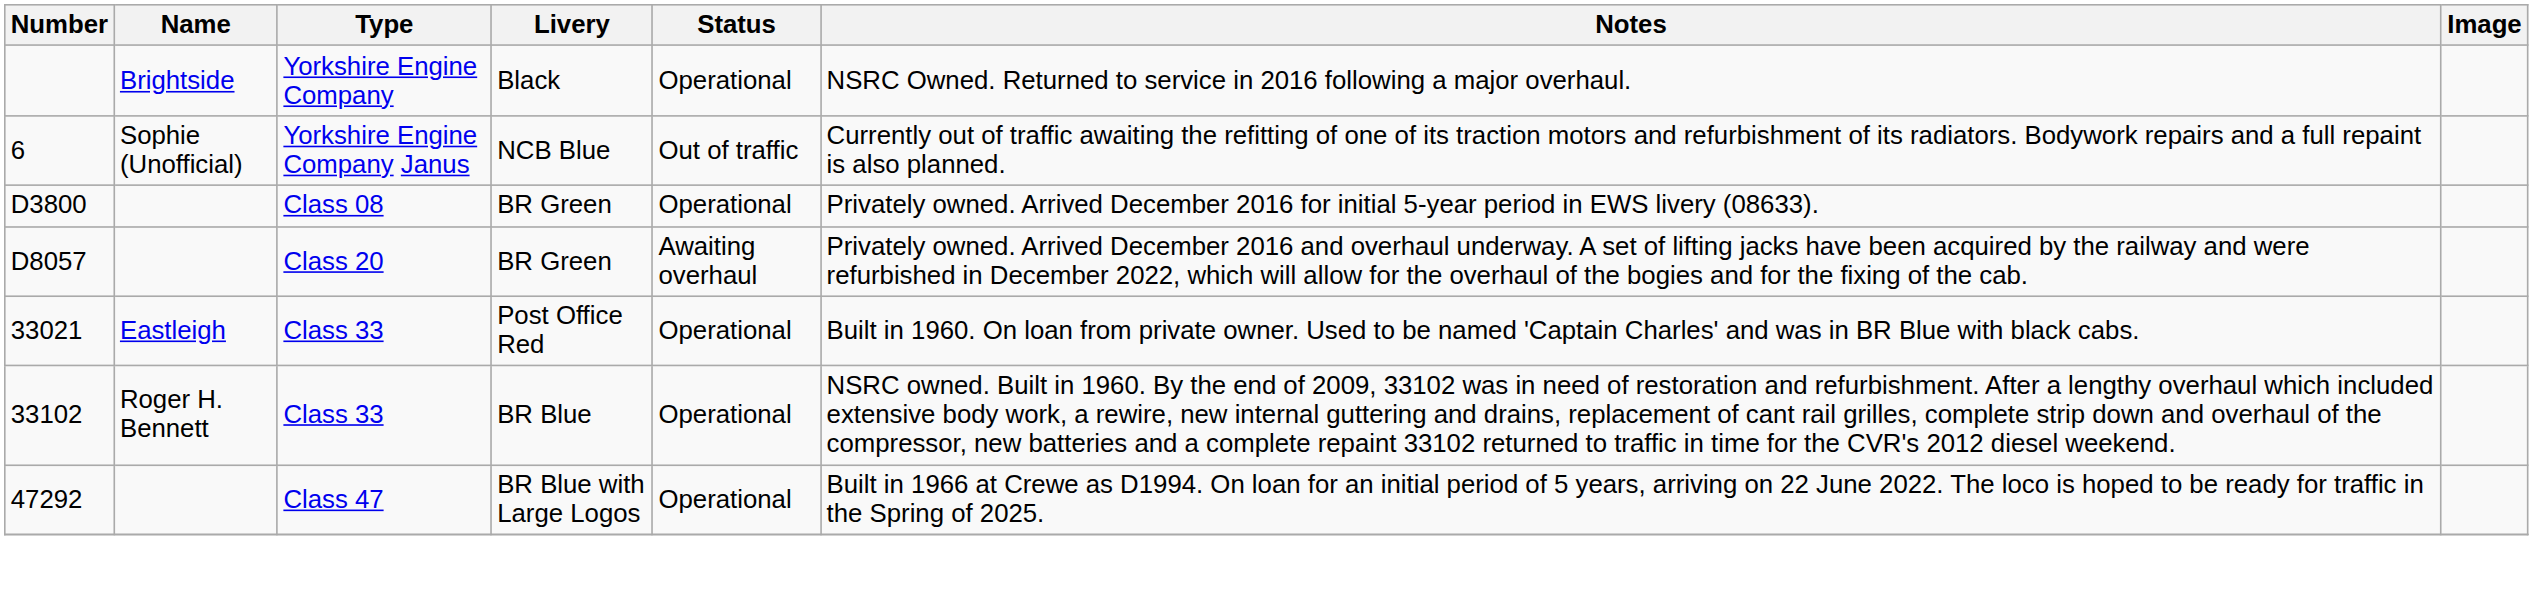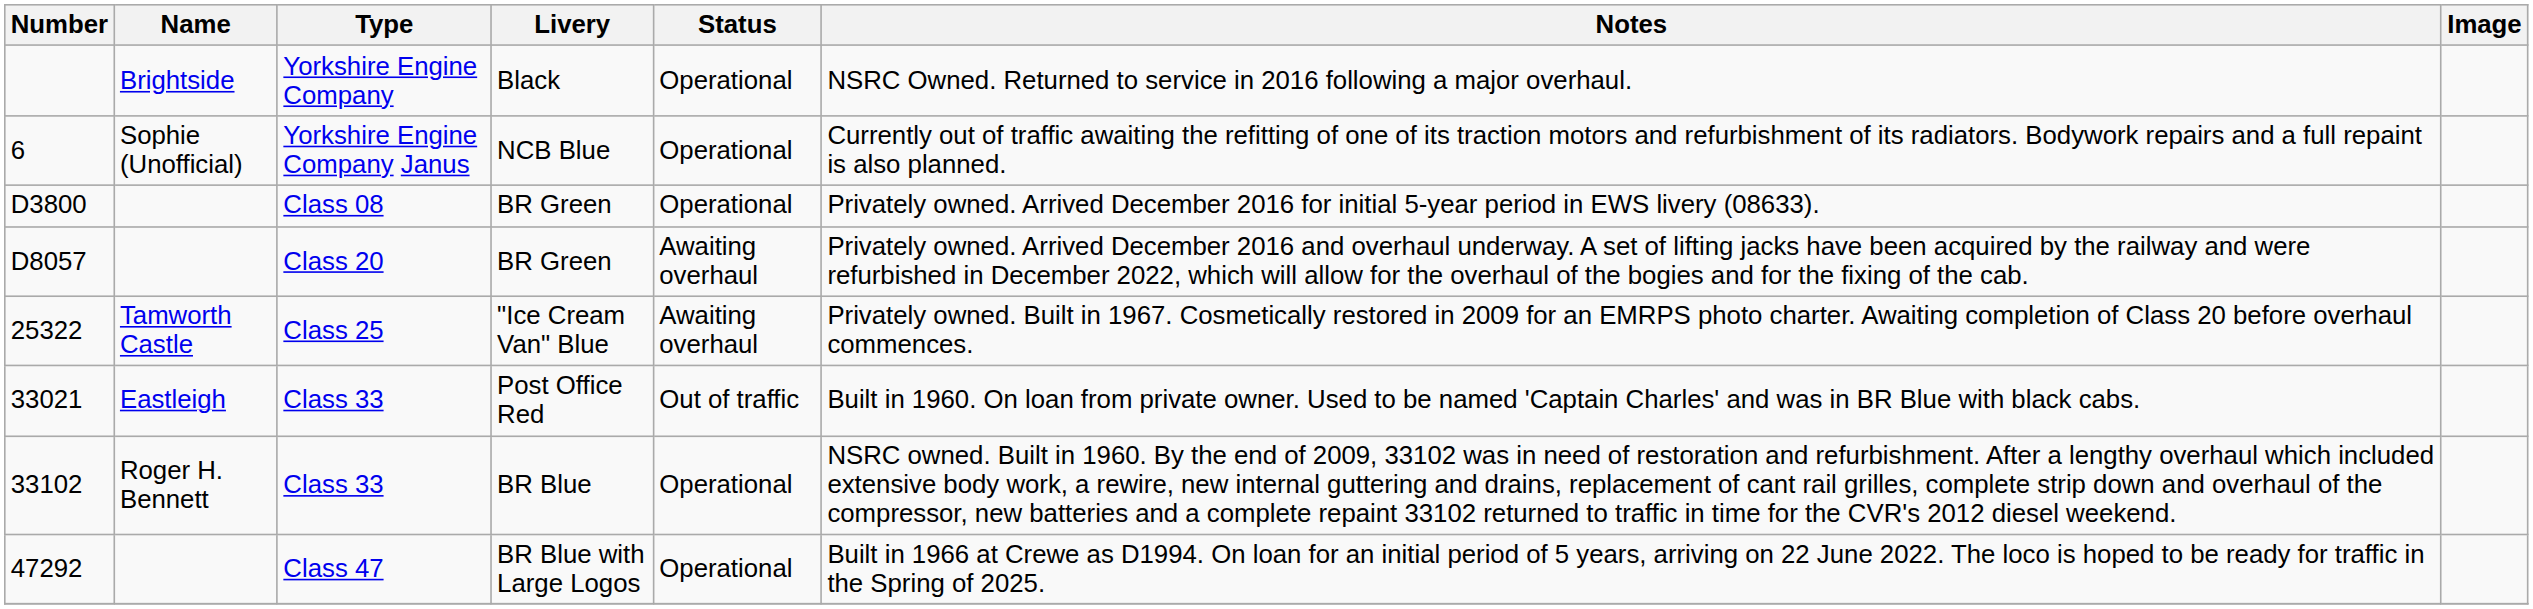(728, 150) Out of traffic -> (726, 150) Operational
+ row: (47, 330)
(725, 330) Operational -> (729, 400) Out of traffic
